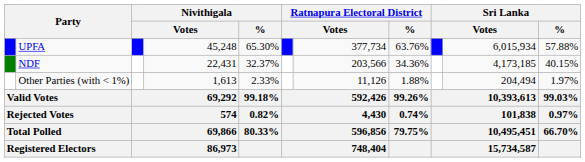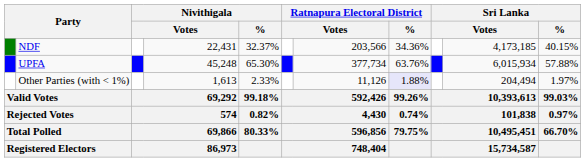rows swapped: (32, 47) <-> (29, 64)
(415, 81) no background -> (415, 81) lavender background
